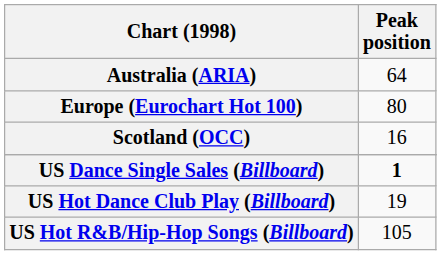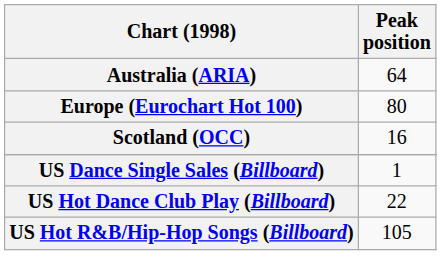(397, 169) bold -> (397, 169) normal
(397, 201) 19 -> (397, 201) 22
